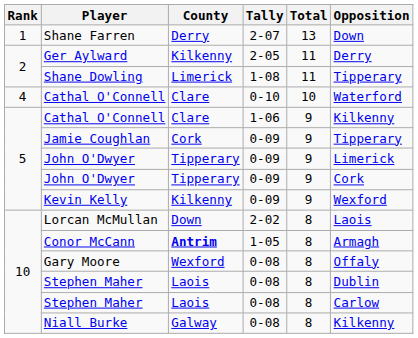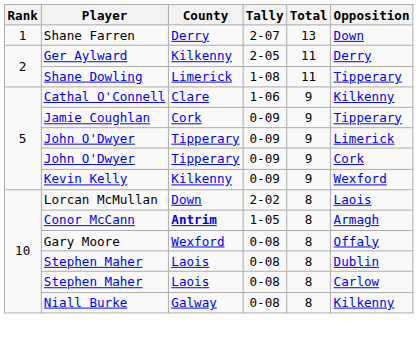- row: (105, 97)
